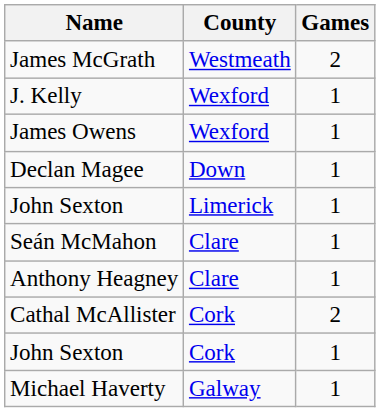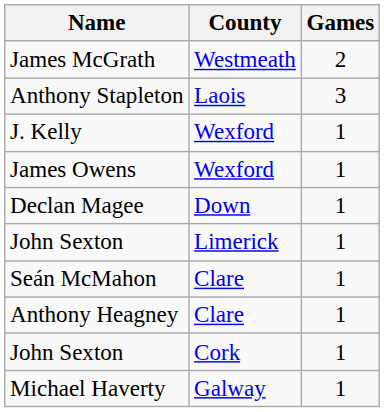+ row: (97, 95)
- row: (93, 315)
